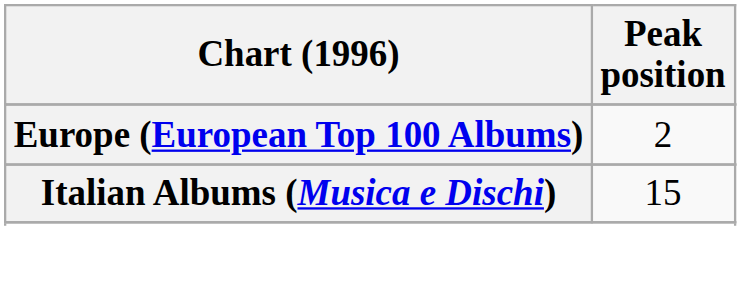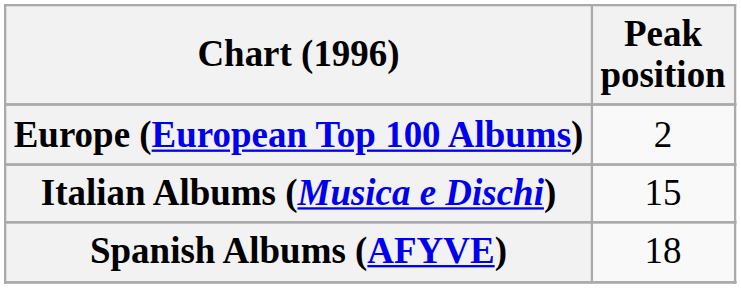+ row: (298, 251)
